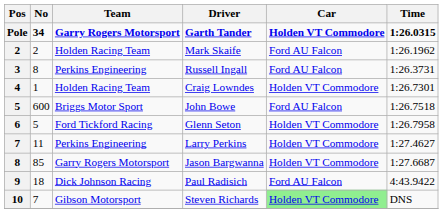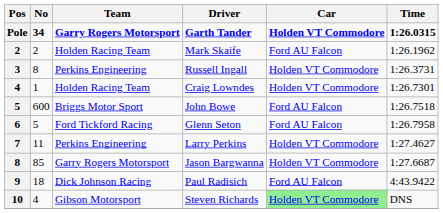(305, 69) Ford AU Falcon -> (324, 69) Holden VT Commodore
(324, 125) Holden VT Commodore -> (305, 125) Ford AU Falcon
(36, 199) 7 -> (36, 199) 4
